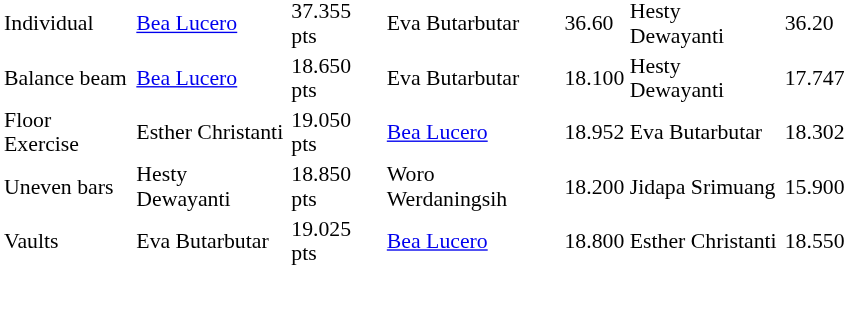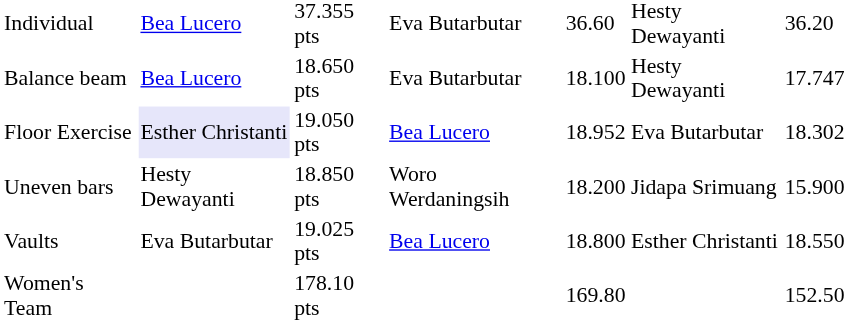(210, 132) no background -> (214, 132) lavender background
+ row: (44, 295)
